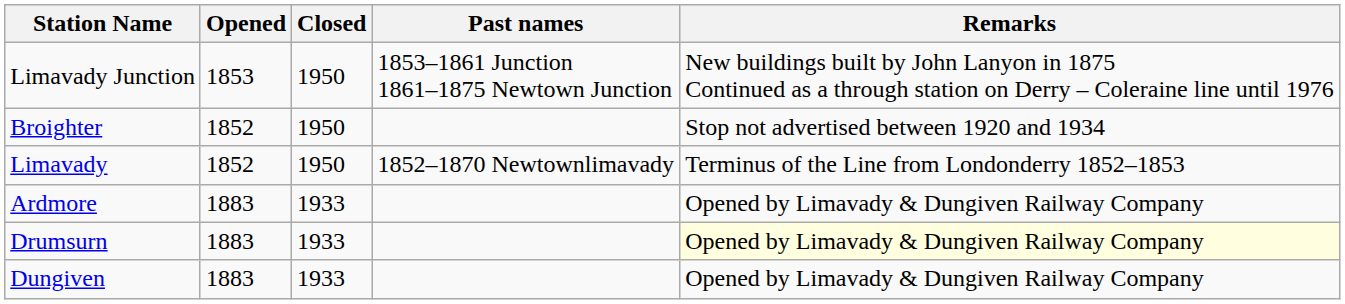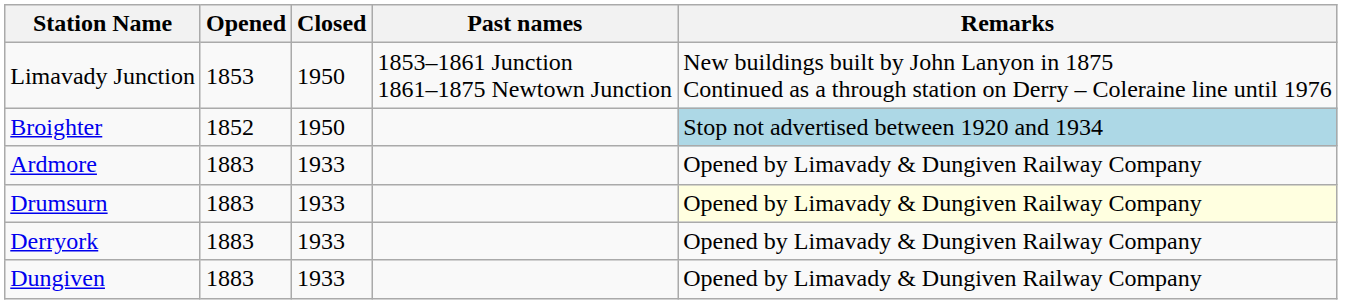(895, 126) no background -> (893, 126) lightblue background
- row: (59, 164)
+ row: (54, 240)
